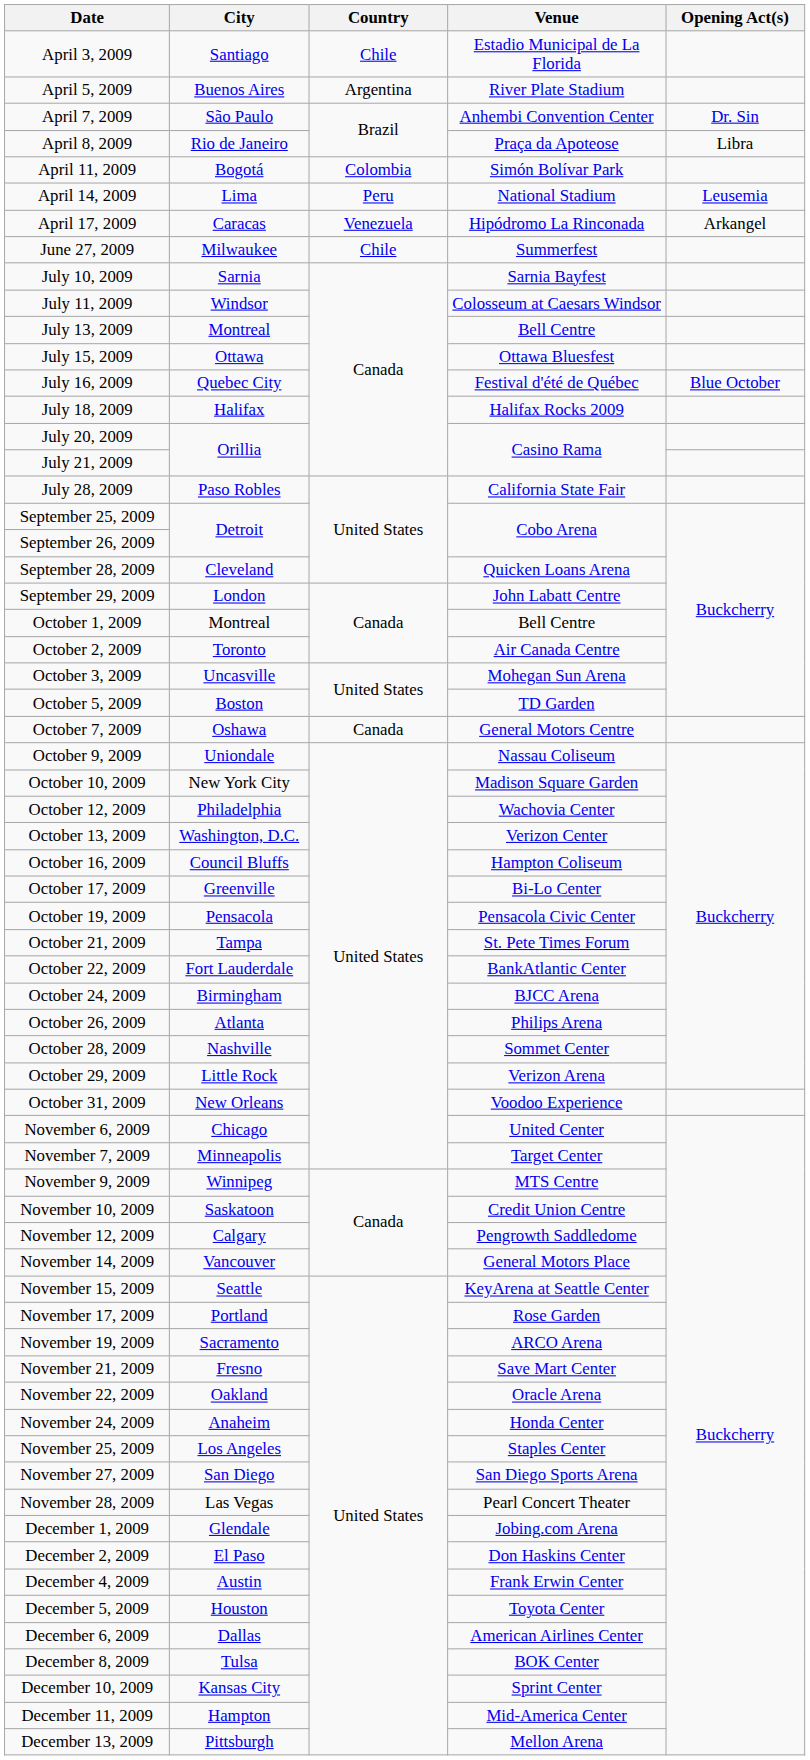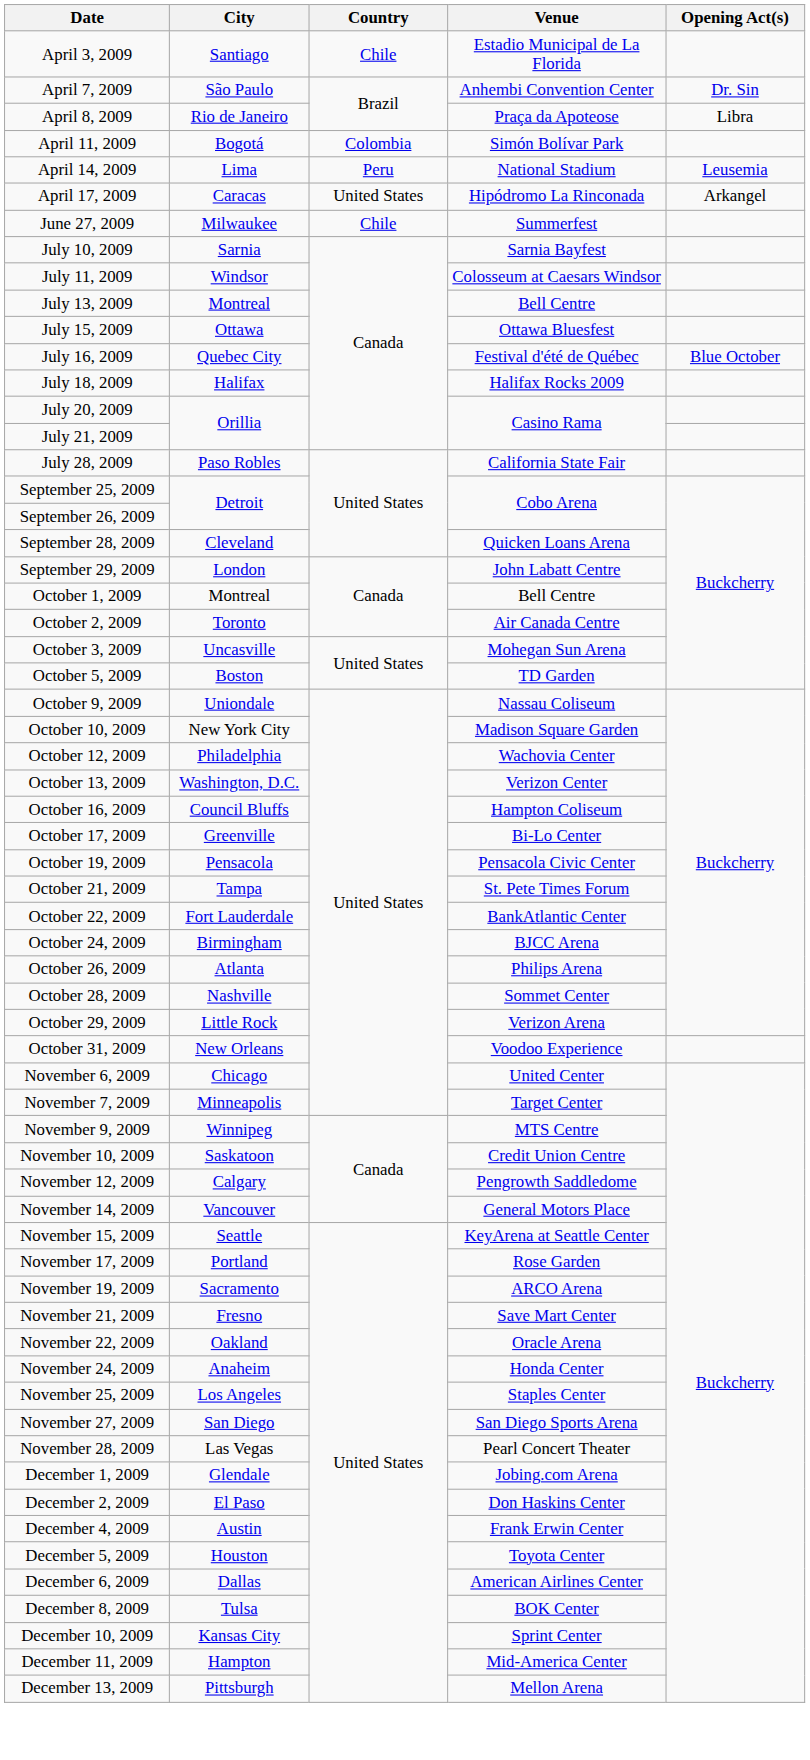- row: (87, 90)
(378, 223) Venezuela -> (378, 196) United States
- row: (87, 729)
